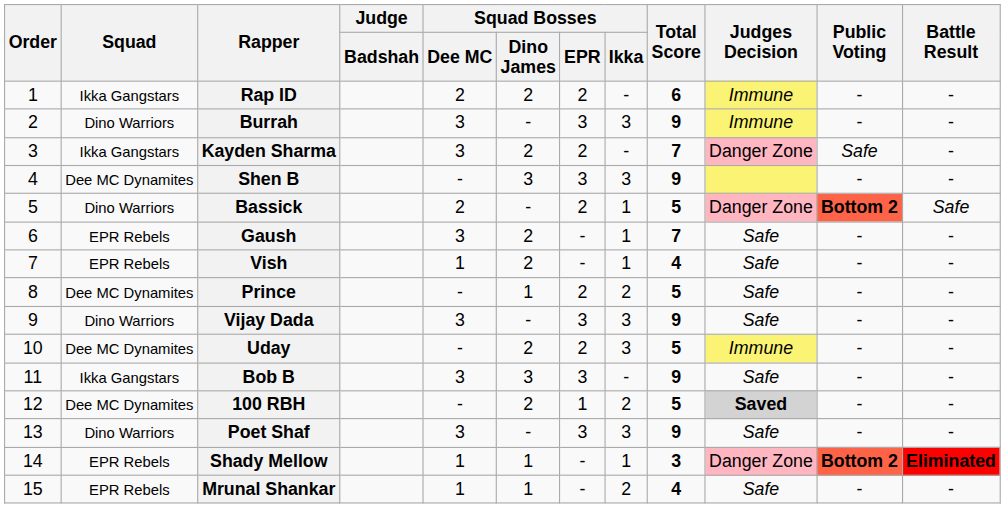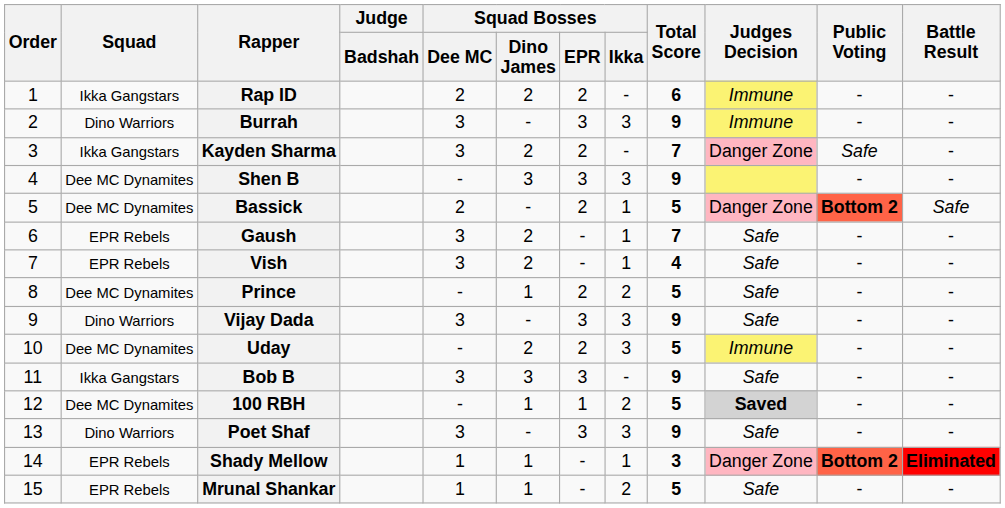(129, 208) Dino Warriors -> (129, 208) Dee MC Dynamites
(460, 263) 1 -> (460, 263) 3
(528, 404) 2 -> (528, 404) 1
(676, 489) 4 -> (676, 489) 5
